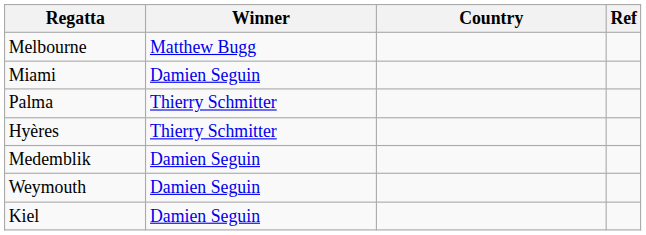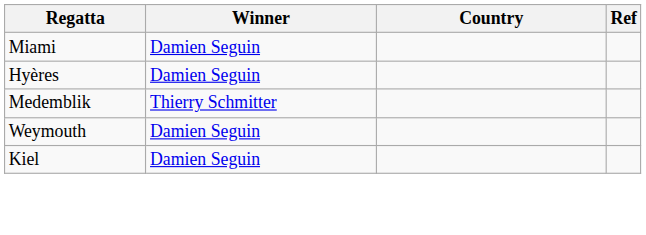- row: (48, 46)
- row: (31, 103)
(213, 131) Thierry Schmitter -> (205, 74) Damien Seguin
(205, 159) Damien Seguin -> (213, 103) Thierry Schmitter
